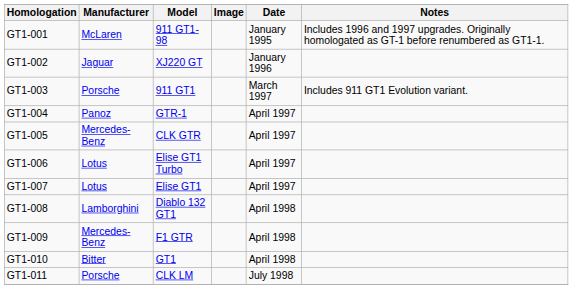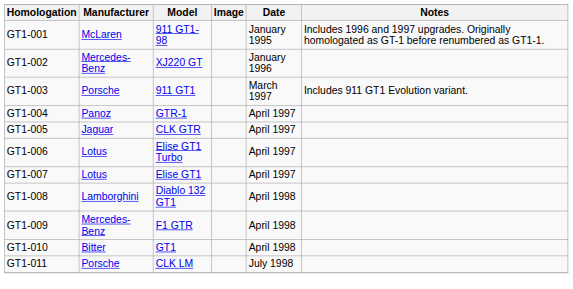(97, 63) Jaguar -> (106, 63) Mercedes-Benz
(106, 136) Mercedes-Benz -> (97, 130) Jaguar
